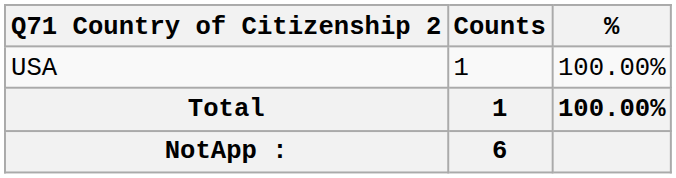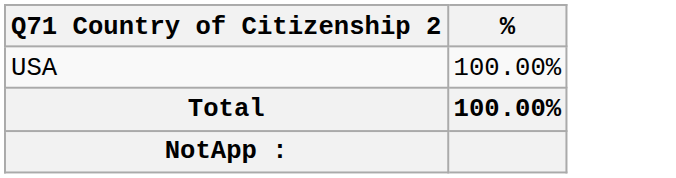- column: (500, 26)
